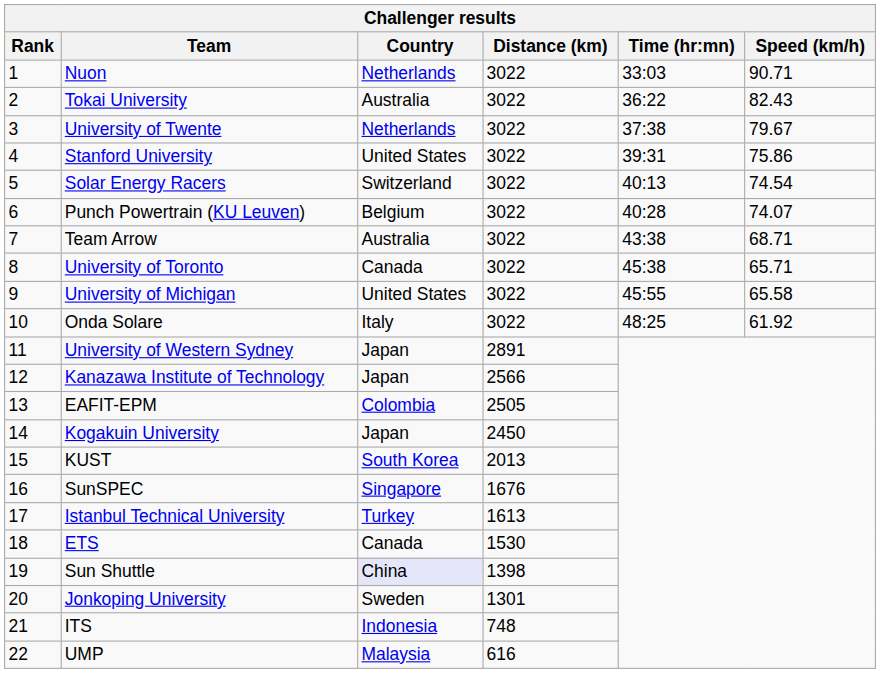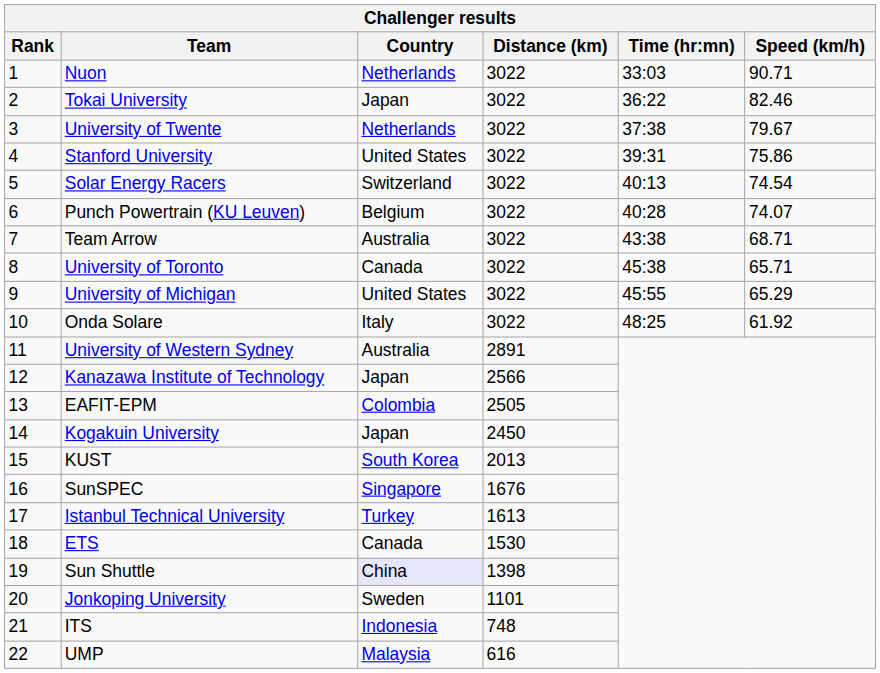(395, 101) Australia -> (385, 101) Japan
(771, 101) 82.43 -> (771, 101) 82.46
(771, 294) 65.58 -> (771, 294) 65.29
(385, 350) Japan -> (395, 350) Australia
(506, 599) 1301 -> (505, 599) 1101
